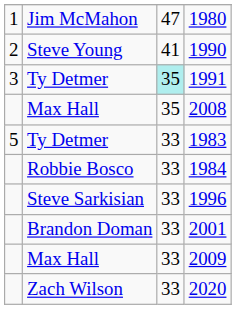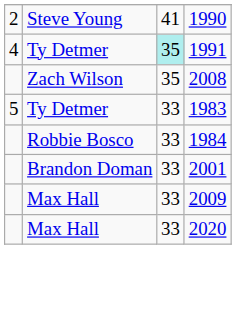- row: (208, 19)
(14, 79) 3 -> (14, 49) 4
(63, 109) Max Hall -> (75, 79) Zach Wilson
- row: (208, 199)
(75, 288) Zach Wilson -> (63, 229) Max Hall
